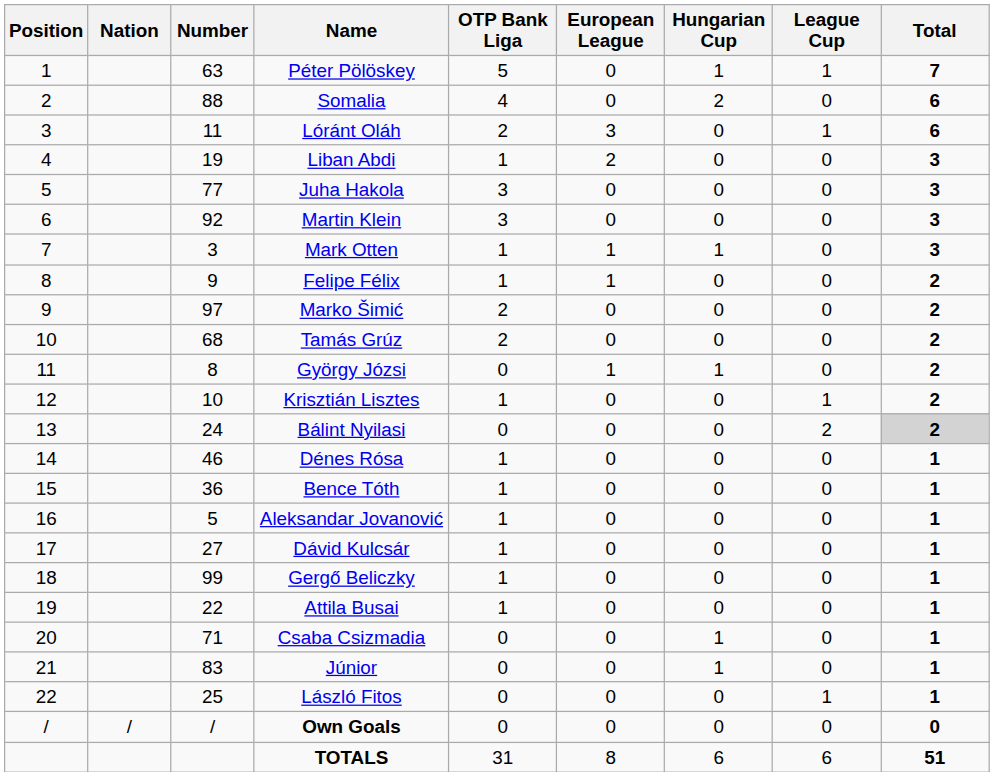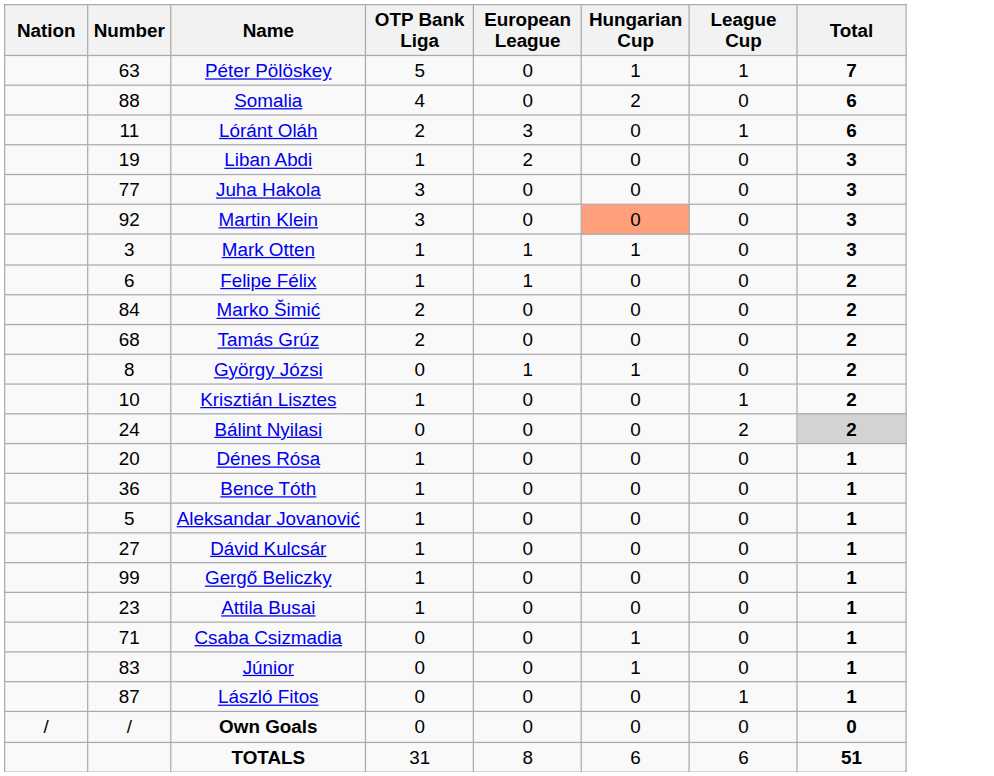- column: (46, 30)
(719, 220) no background -> (636, 220) lightsalmon background
(213, 280) 9 -> (129, 280) 6
(213, 309) 97 -> (129, 309) 84
(213, 459) 46 -> (129, 459) 20
(213, 608) 22 -> (129, 608) 23
(213, 697) 25 -> (129, 697) 87
